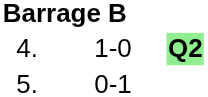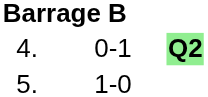(113, 48) 1-0 -> (113, 48) 0-1
(113, 84) 0-1 -> (113, 84) 1-0
